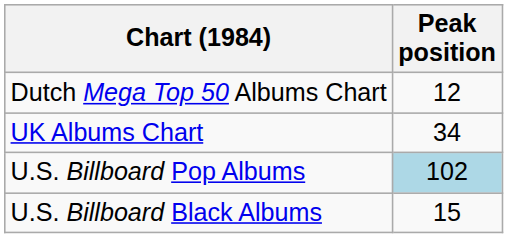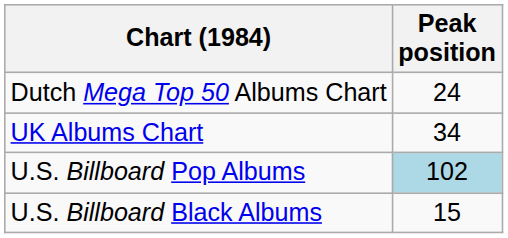(447, 92) 12 -> (447, 92) 24
